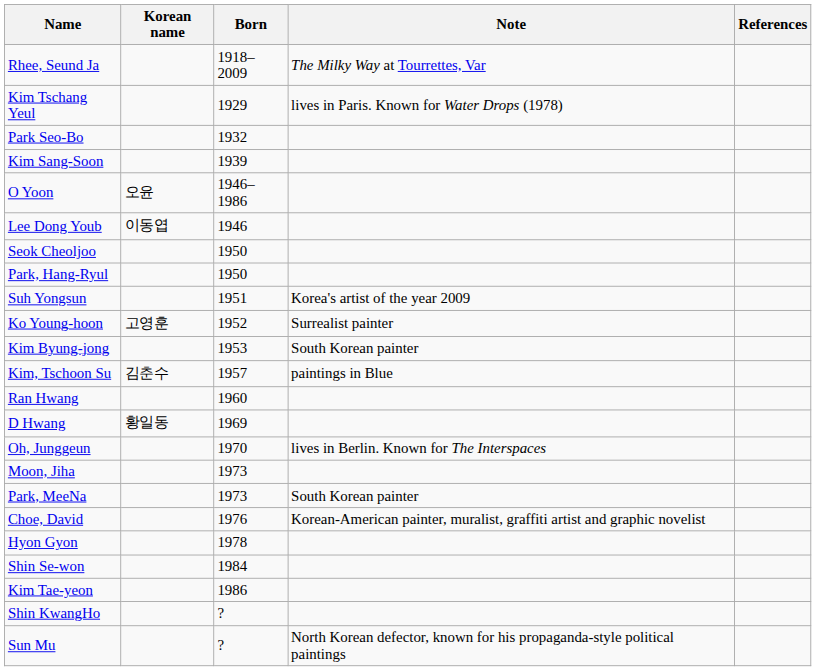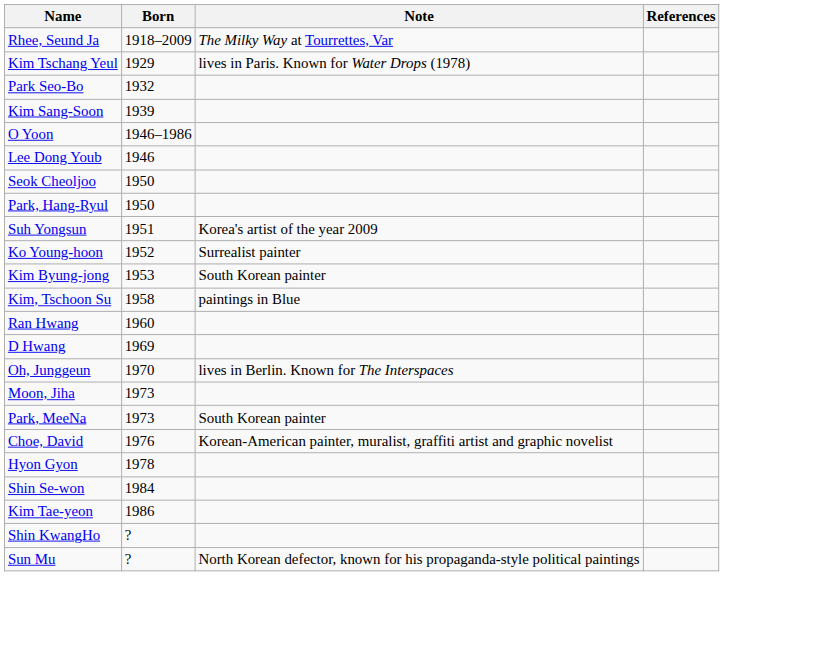- column: (168, 24)
(232, 373) 1957 -> (140, 299) 1958
